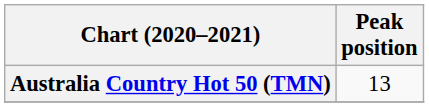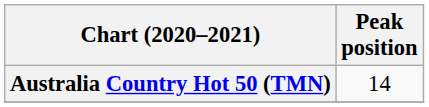(379, 83) 13 -> (379, 83) 14
